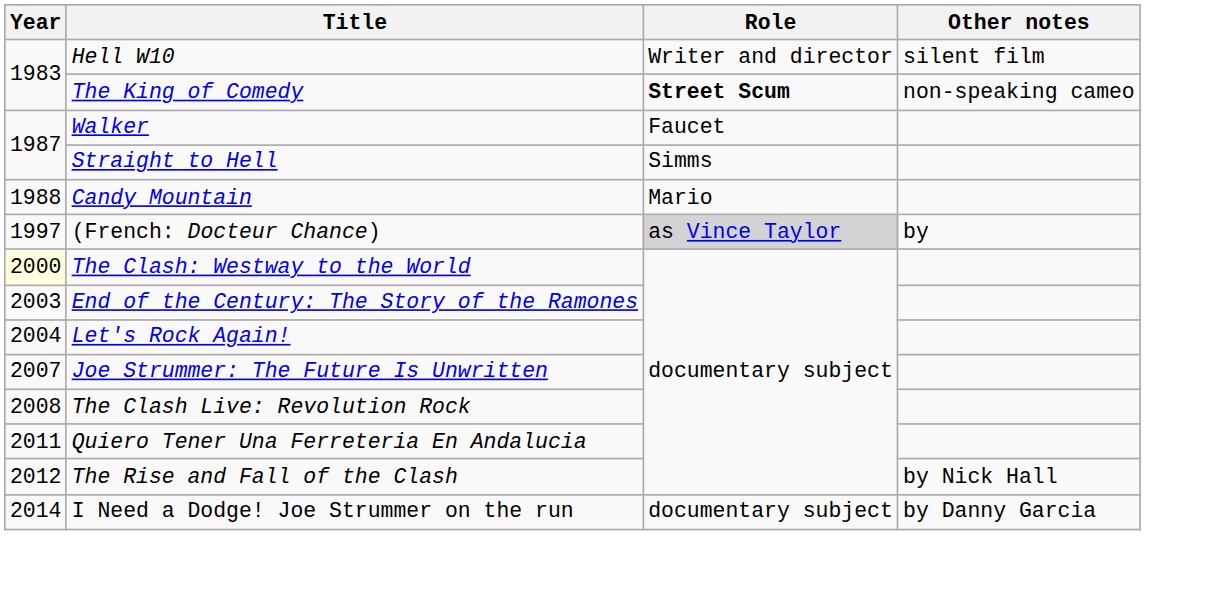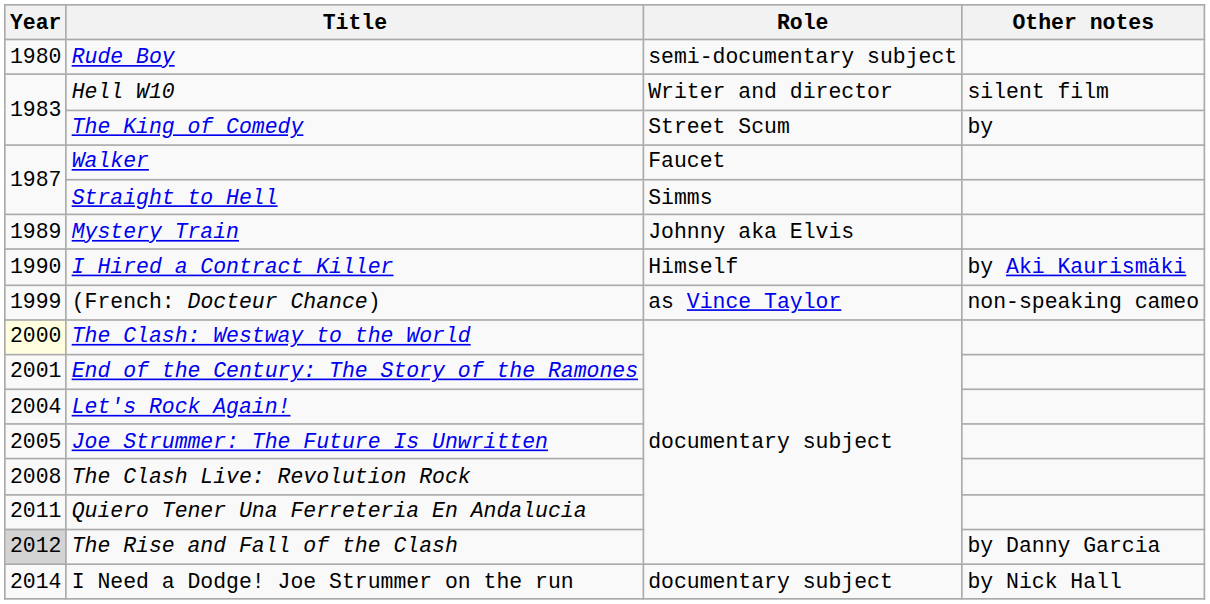+ row: (123, 57)
(719, 92) bold -> (719, 127) normal
(1019, 92) non-speaking cameo -> (980, 127) by
- row: (162, 197)
+ row: (155, 232)
+ row: (233, 267)
(36, 232) 1997 -> (36, 302) 1999
(745, 232) lightgrey background -> (745, 302) no background
(916, 232) by -> (1083, 302) non-speaking cameo
(36, 302) 2003 -> (36, 372) 2001
(36, 372) 2007 -> (36, 442) 2005
(36, 477) no background -> (36, 547) lightgrey background
(980, 477) by Nick Hall -> (1064, 547) by Danny Garcia
(1000, 512) by Danny Garcia -> (1045, 582) by Nick Hall
